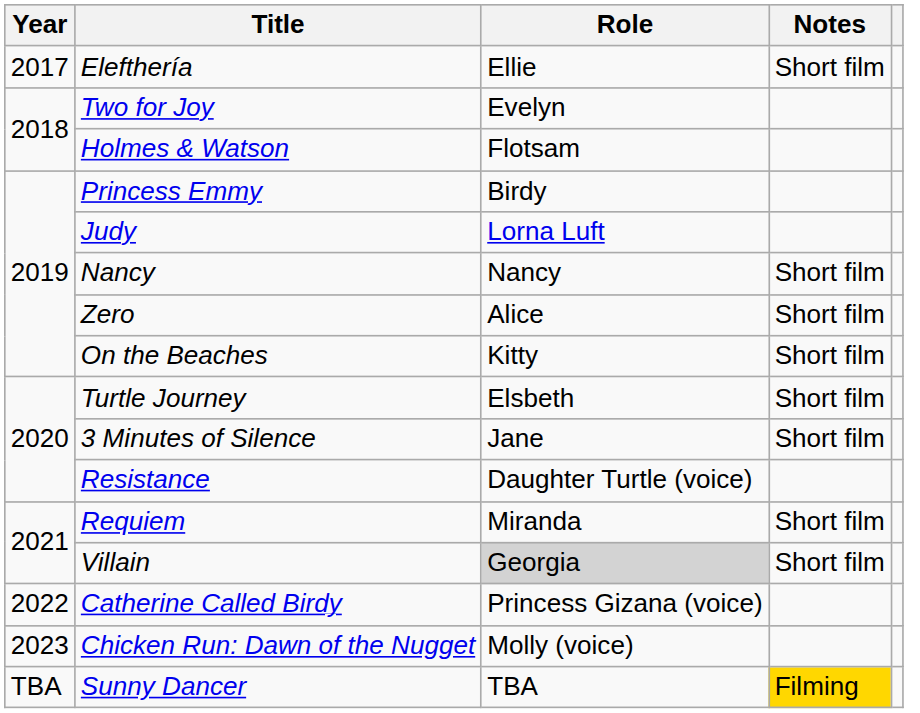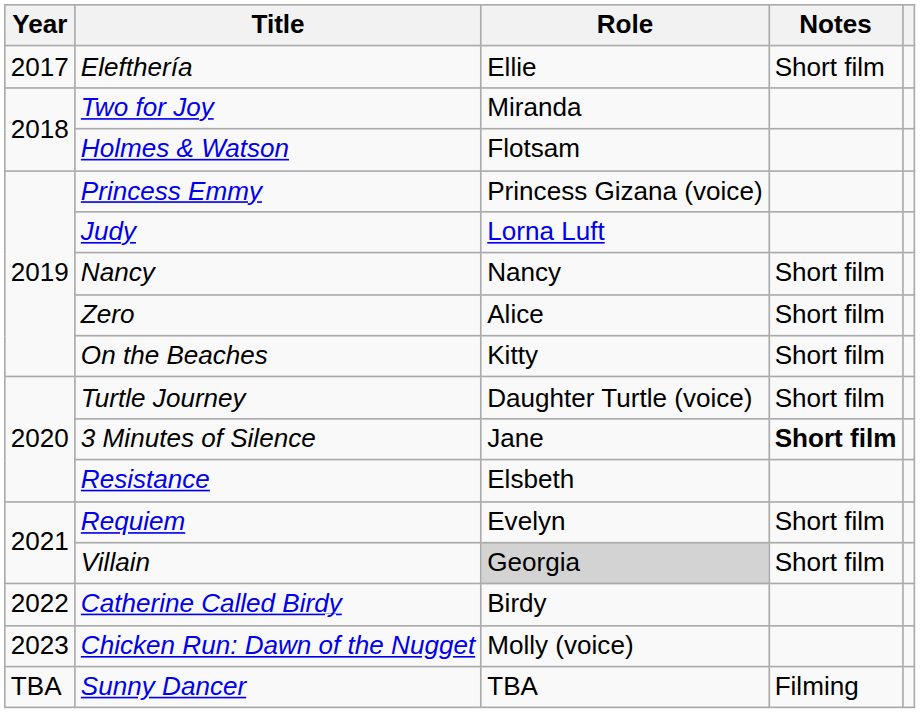(526, 107) Evelyn -> (534, 107) Miranda
(517, 190) Birdy -> (625, 190) Princess Gizana (voice)
(531, 397) Elsbeth -> (620, 397) Daughter Turtle (voice)
(830, 438) normal -> (835, 438) bold
(620, 480) Daughter Turtle (voice) -> (531, 480) Elsbeth
(534, 521) Miranda -> (526, 521) Evelyn
(625, 604) Princess Gizana (voice) -> (517, 604) Birdy
(817, 686) gold background -> (817, 686) no background
